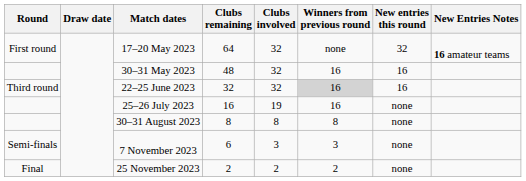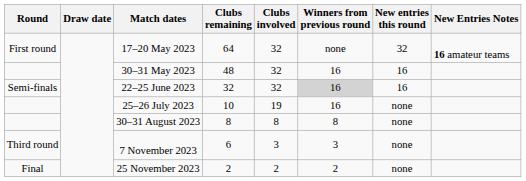(33, 88) Third round -> (33, 88) Semi-finals
(228, 105) 16 -> (228, 105) 10
(33, 145) Semi-finals -> (33, 145) Third round
